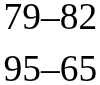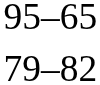rows swapped: (50, 68) <-> (50, 16)
